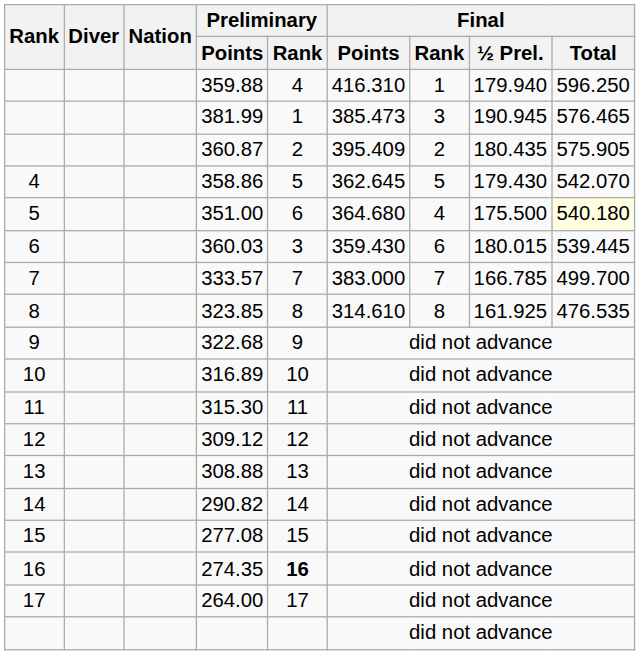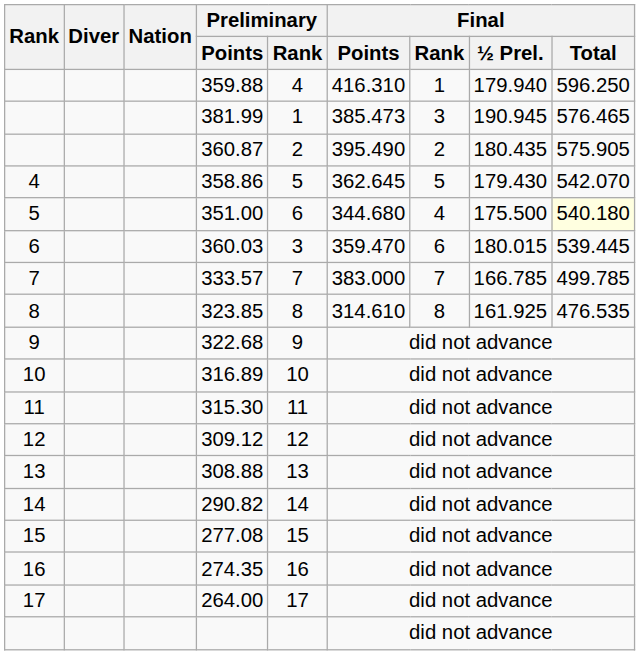(368, 149) 395.409 -> (368, 149) 395.490
(368, 213) 364.680 -> (368, 213) 344.680
(368, 246) 359.430 -> (368, 246) 359.470
(593, 278) 499.700 -> (593, 278) 499.785
(298, 568) bold -> (298, 568) normal
